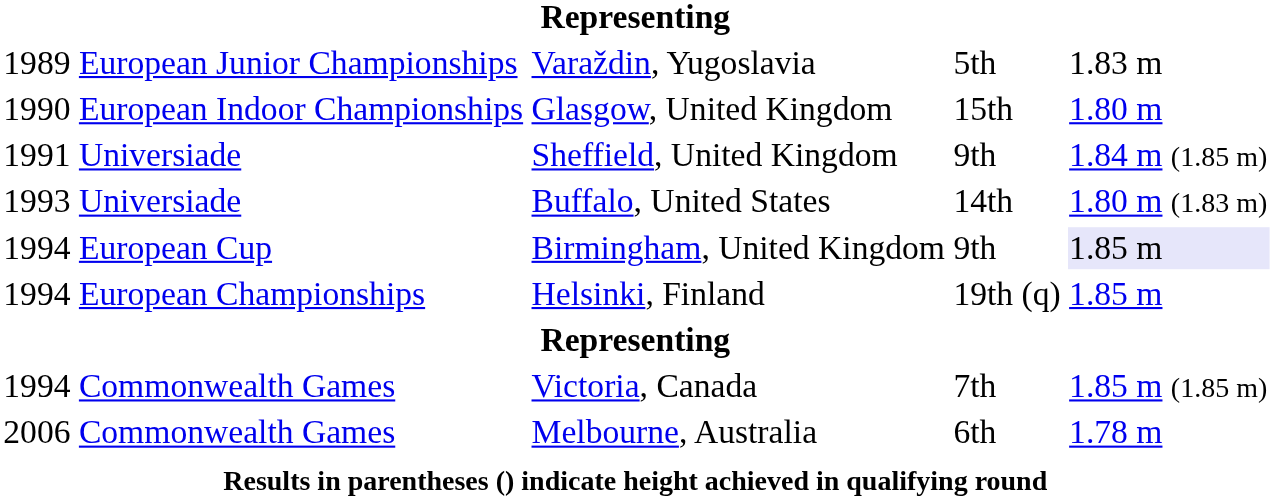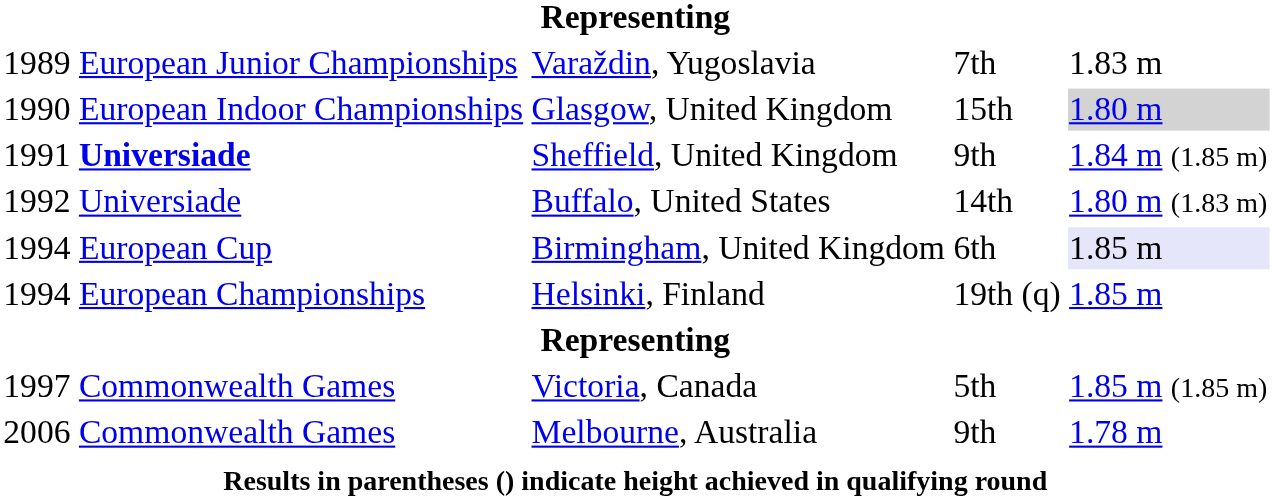(975, 62) 5th -> (975, 62) 7th
(1116, 109) no background -> (1116, 109) lightgrey background
(160, 155) normal -> (165, 155) bold
(37, 201) 1993 -> (37, 201) 1992
(975, 247) 9th -> (975, 247) 6th
(37, 386) 1994 -> (37, 386) 1997
(975, 386) 7th -> (975, 386) 5th
(975, 432) 6th -> (975, 432) 9th
